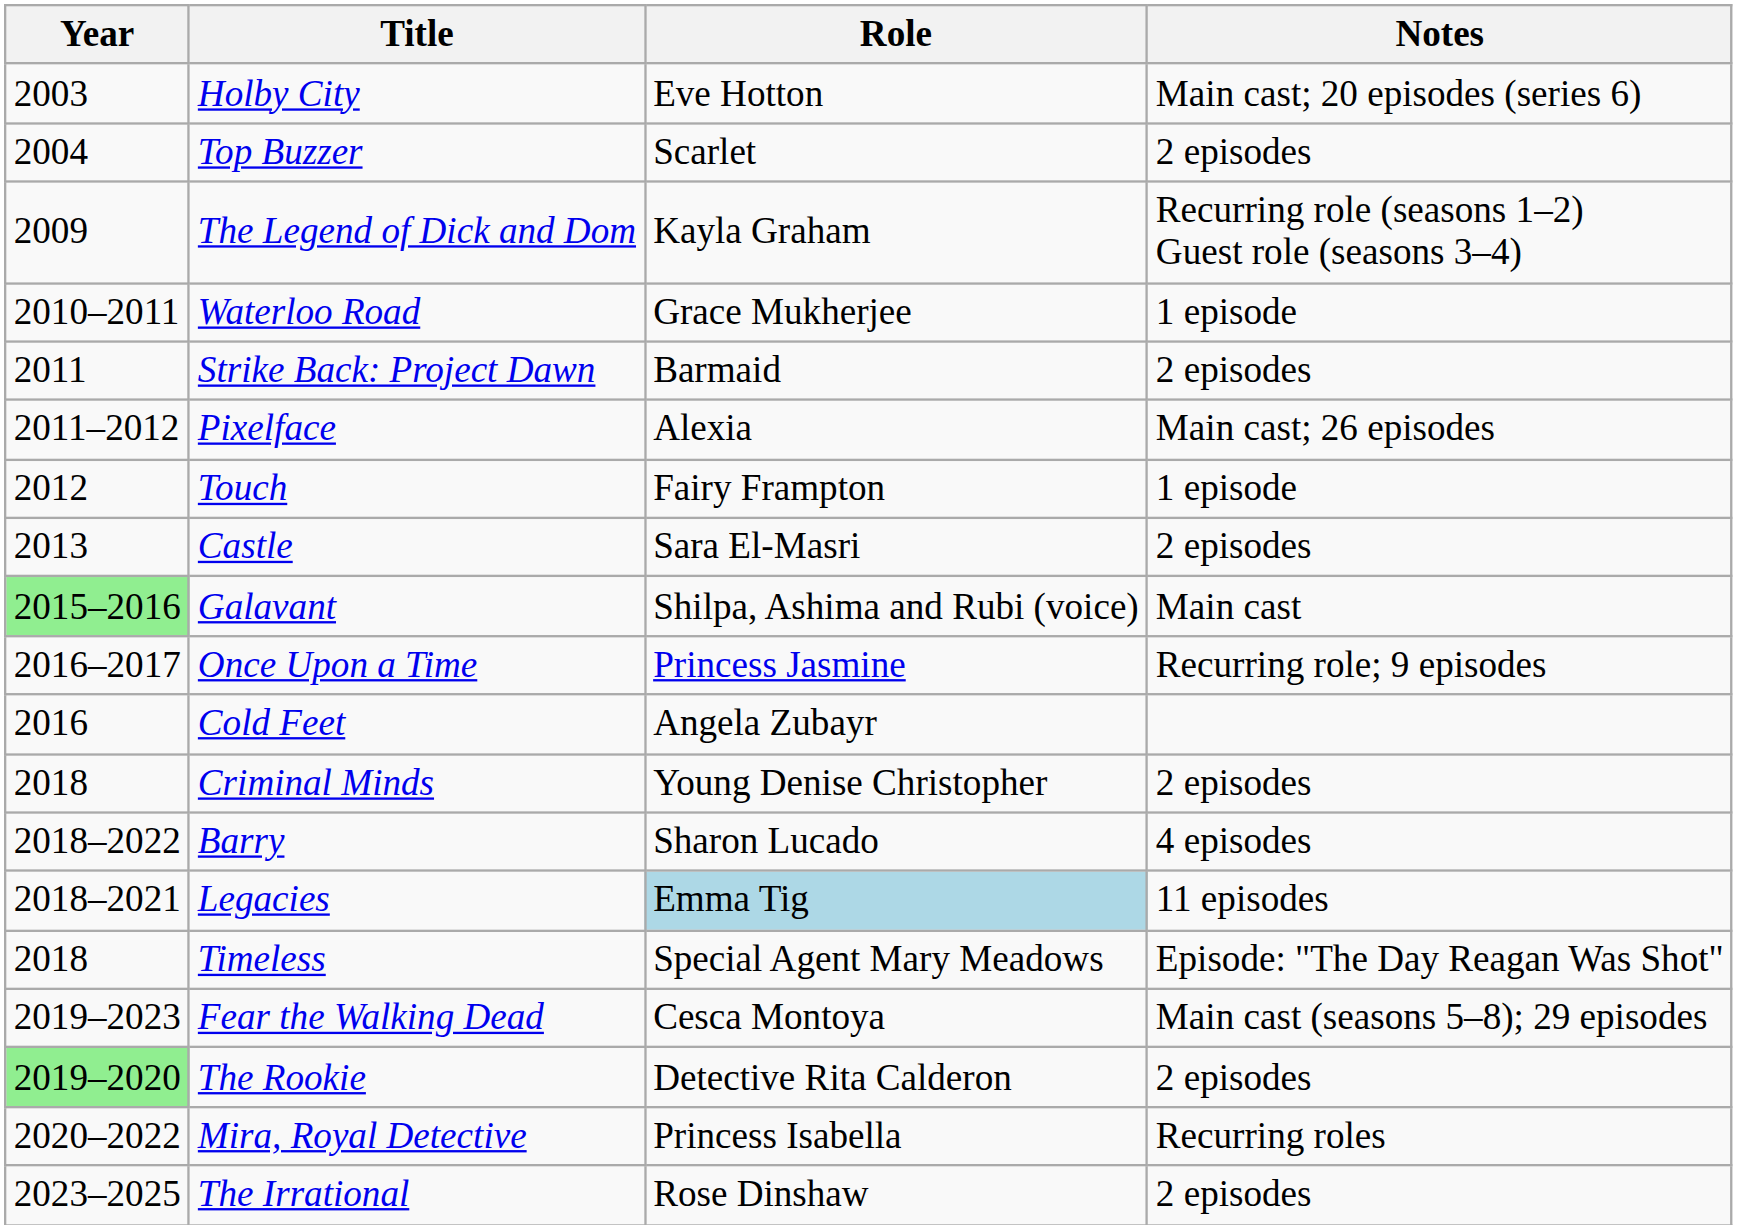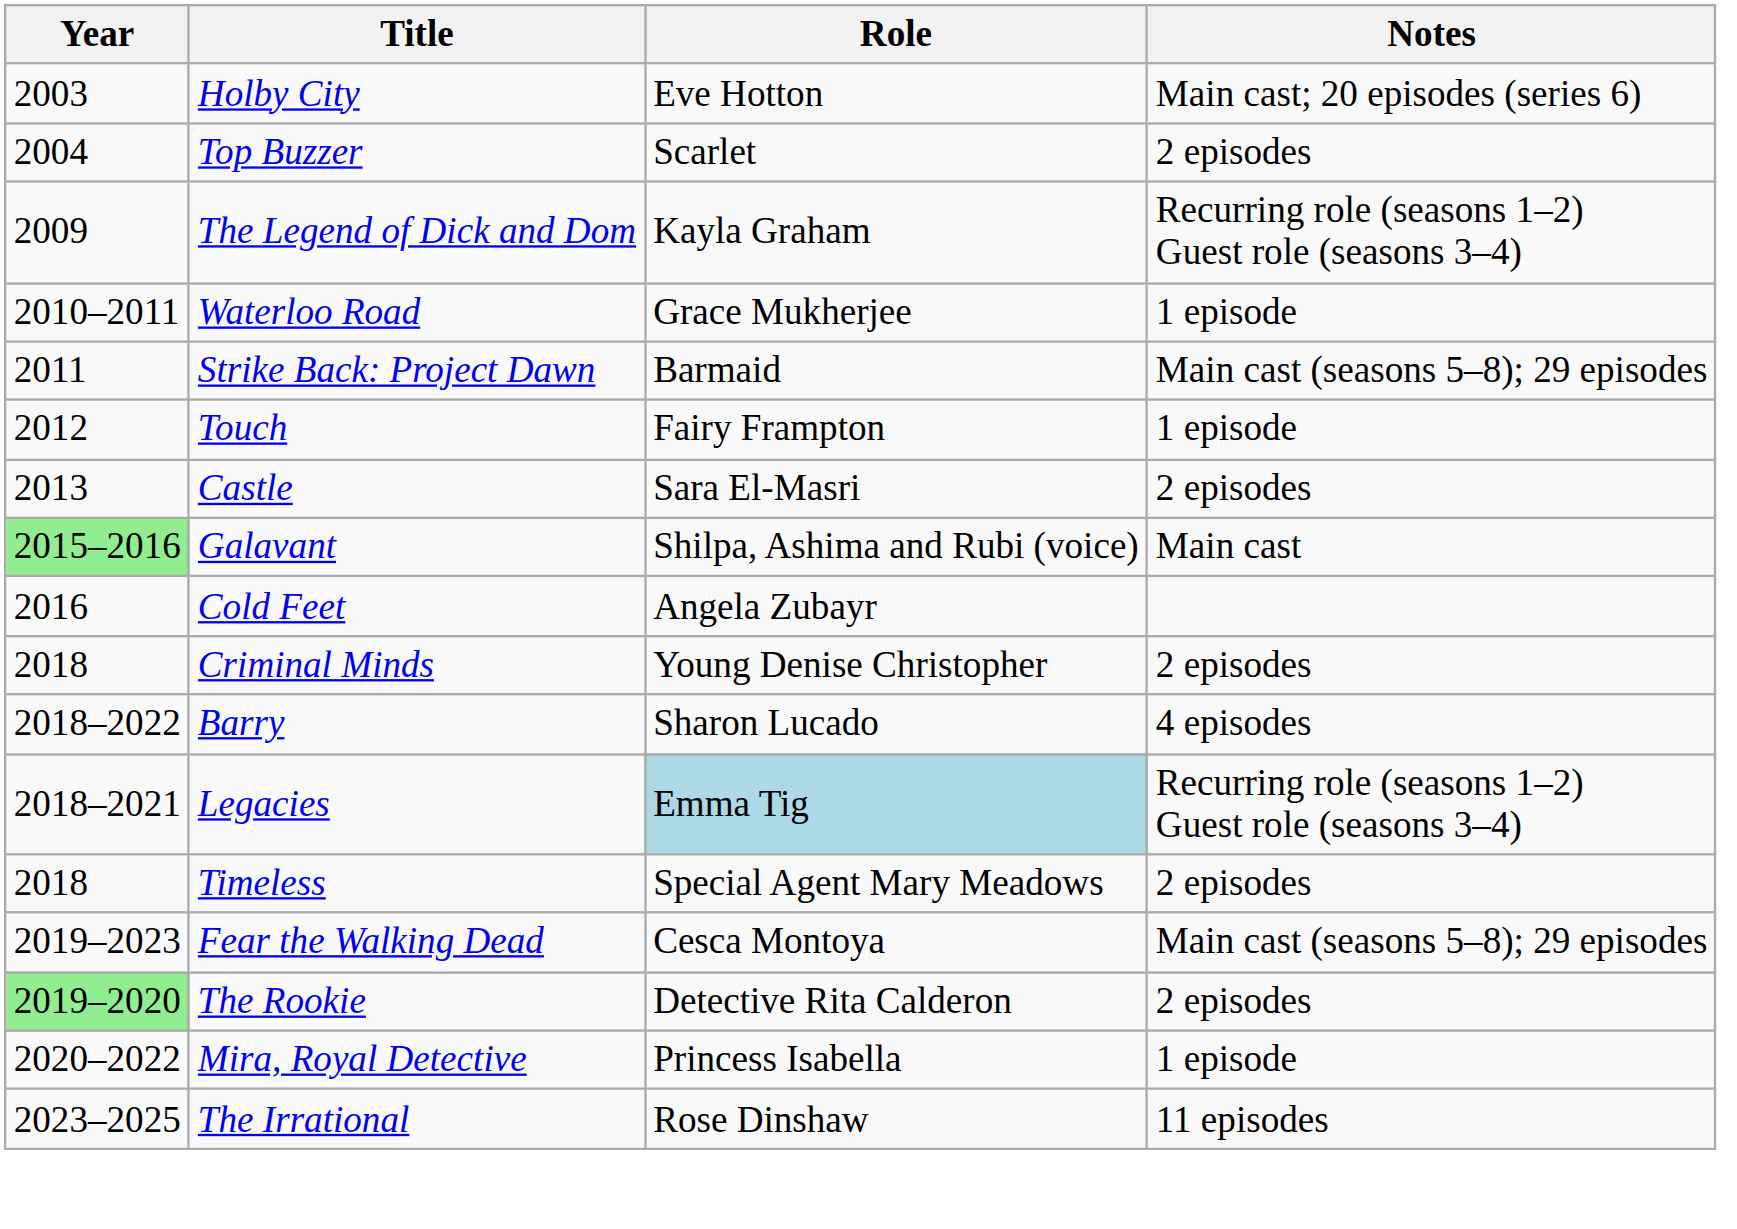(1234, 370) 2 episodes -> (1432, 370) Main cast (seasons 5–8); 29 episodes
- row: (267, 428)
- row: (338, 664)
(1242, 899) 11 episodes -> (1370, 803) Recurring role (seasons 1–2) Guest role (seasons 3–4)
(1440, 958) Episode: "The Day Reagan Was Shot" -> (1234, 882) 2 episodes
(1271, 1135) Recurring roles -> (1226, 1059) 1 episode
(1234, 1194) 2 episodes -> (1242, 1118) 11 episodes
